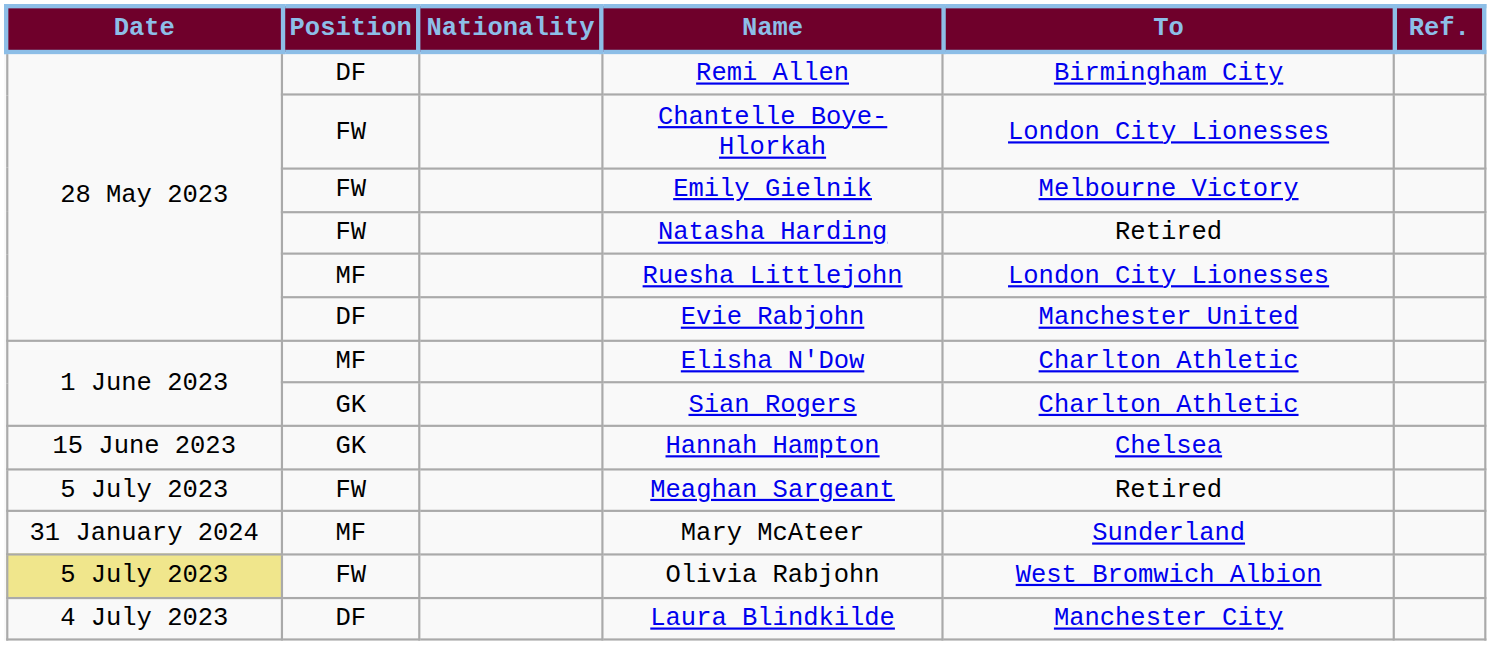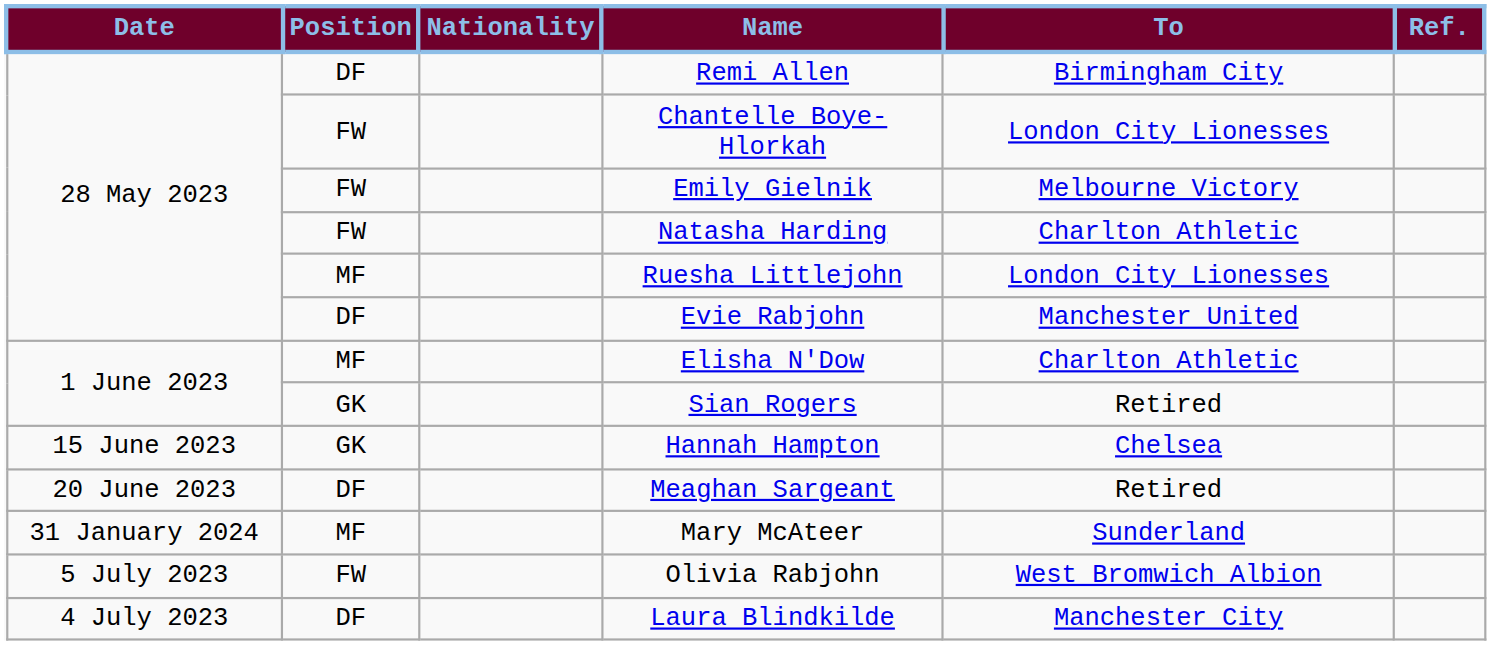(1169, 232) Retired -> (1169, 232) Charlton Athletic
(1169, 404) Charlton Athletic -> (1169, 404) Retired
(144, 490) 5 July 2023 -> (144, 490) 20 June 2023
(351, 490) FW -> (351, 490) DF
(144, 575) khaki background -> (144, 575) no background
